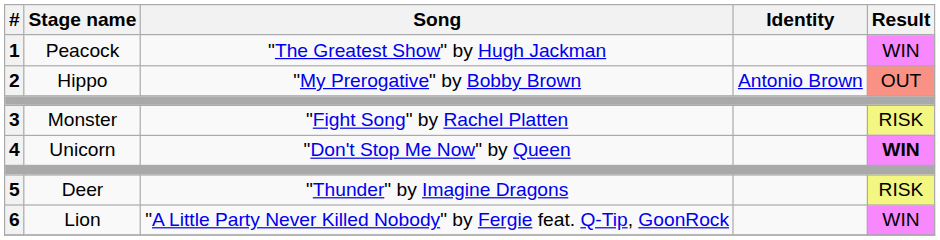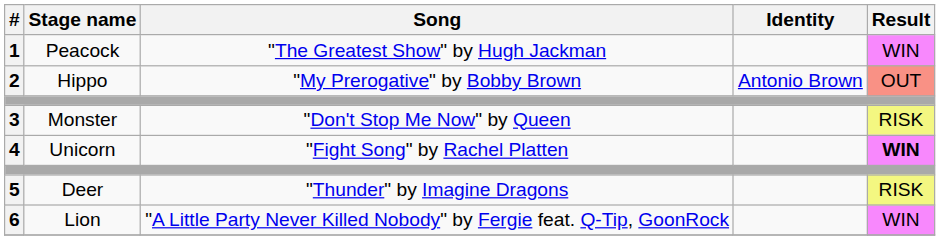(437, 119) "Fight Song" by Rachel Platten -> (437, 119) "Don't Stop Me Now" by Queen
(437, 150) "Don't Stop Me Now" by Queen -> (437, 150) "Fight Song" by Rachel Platten
